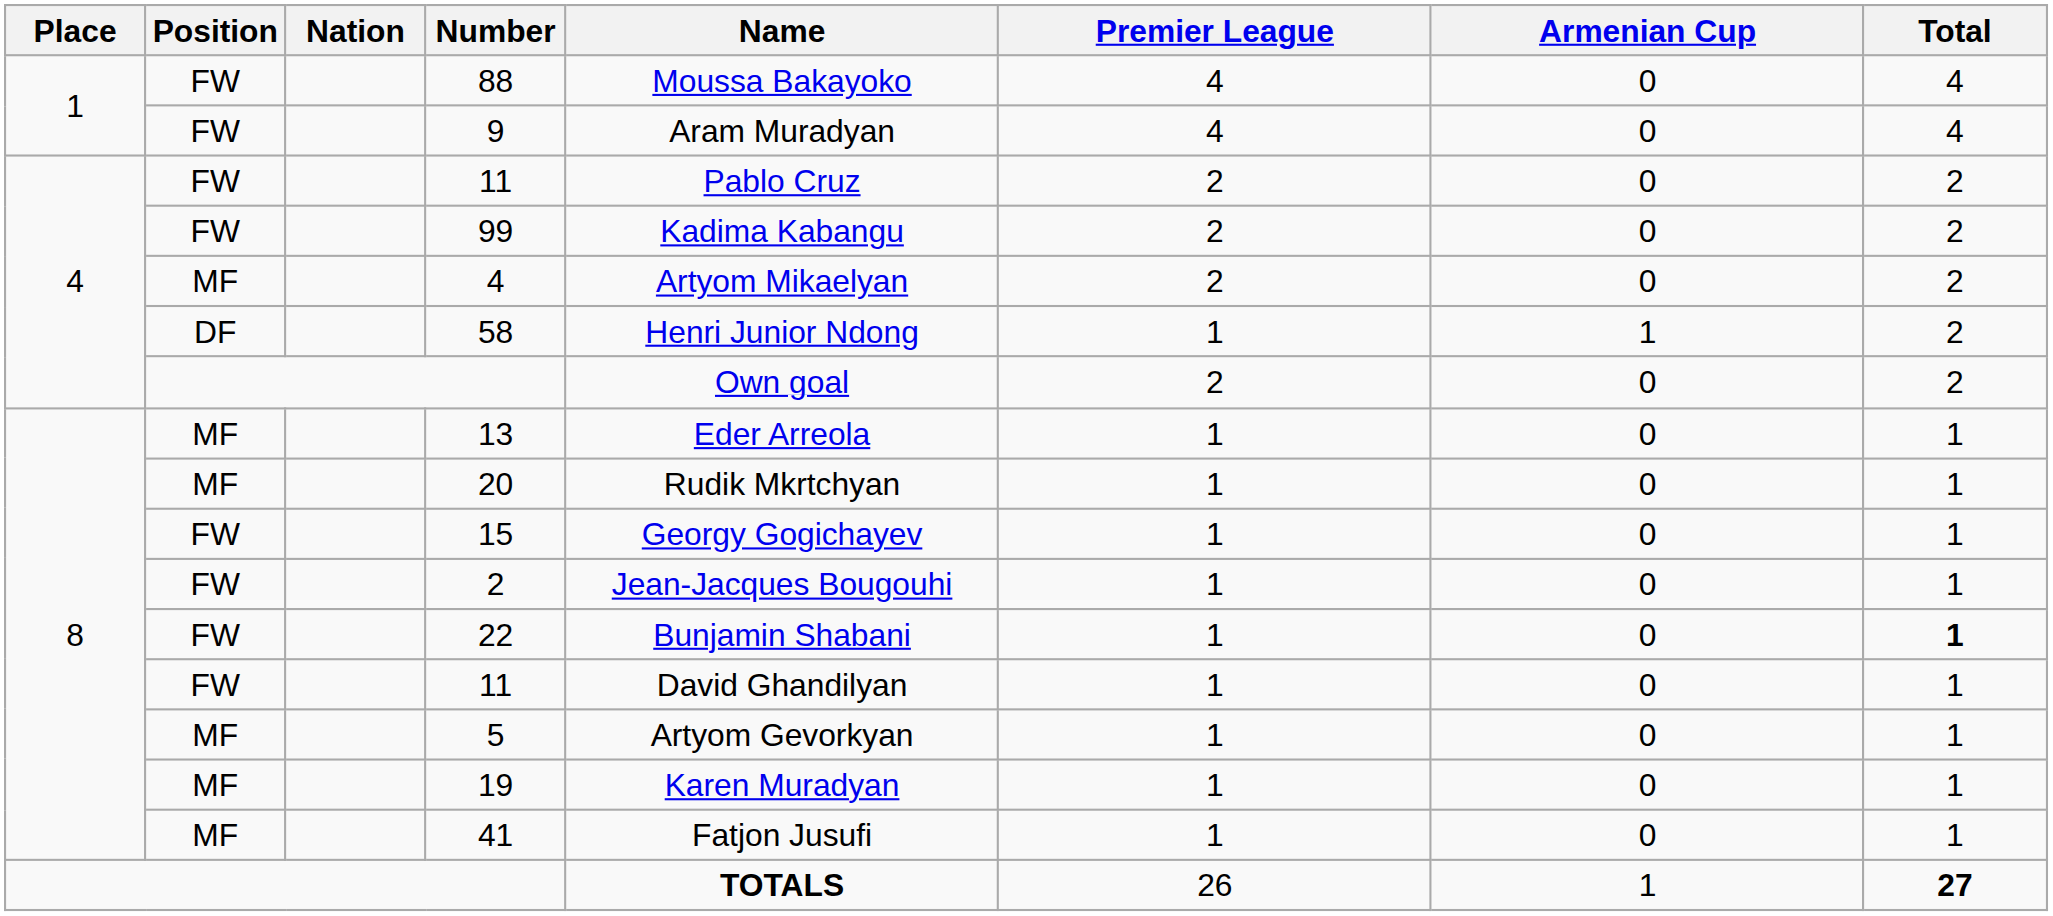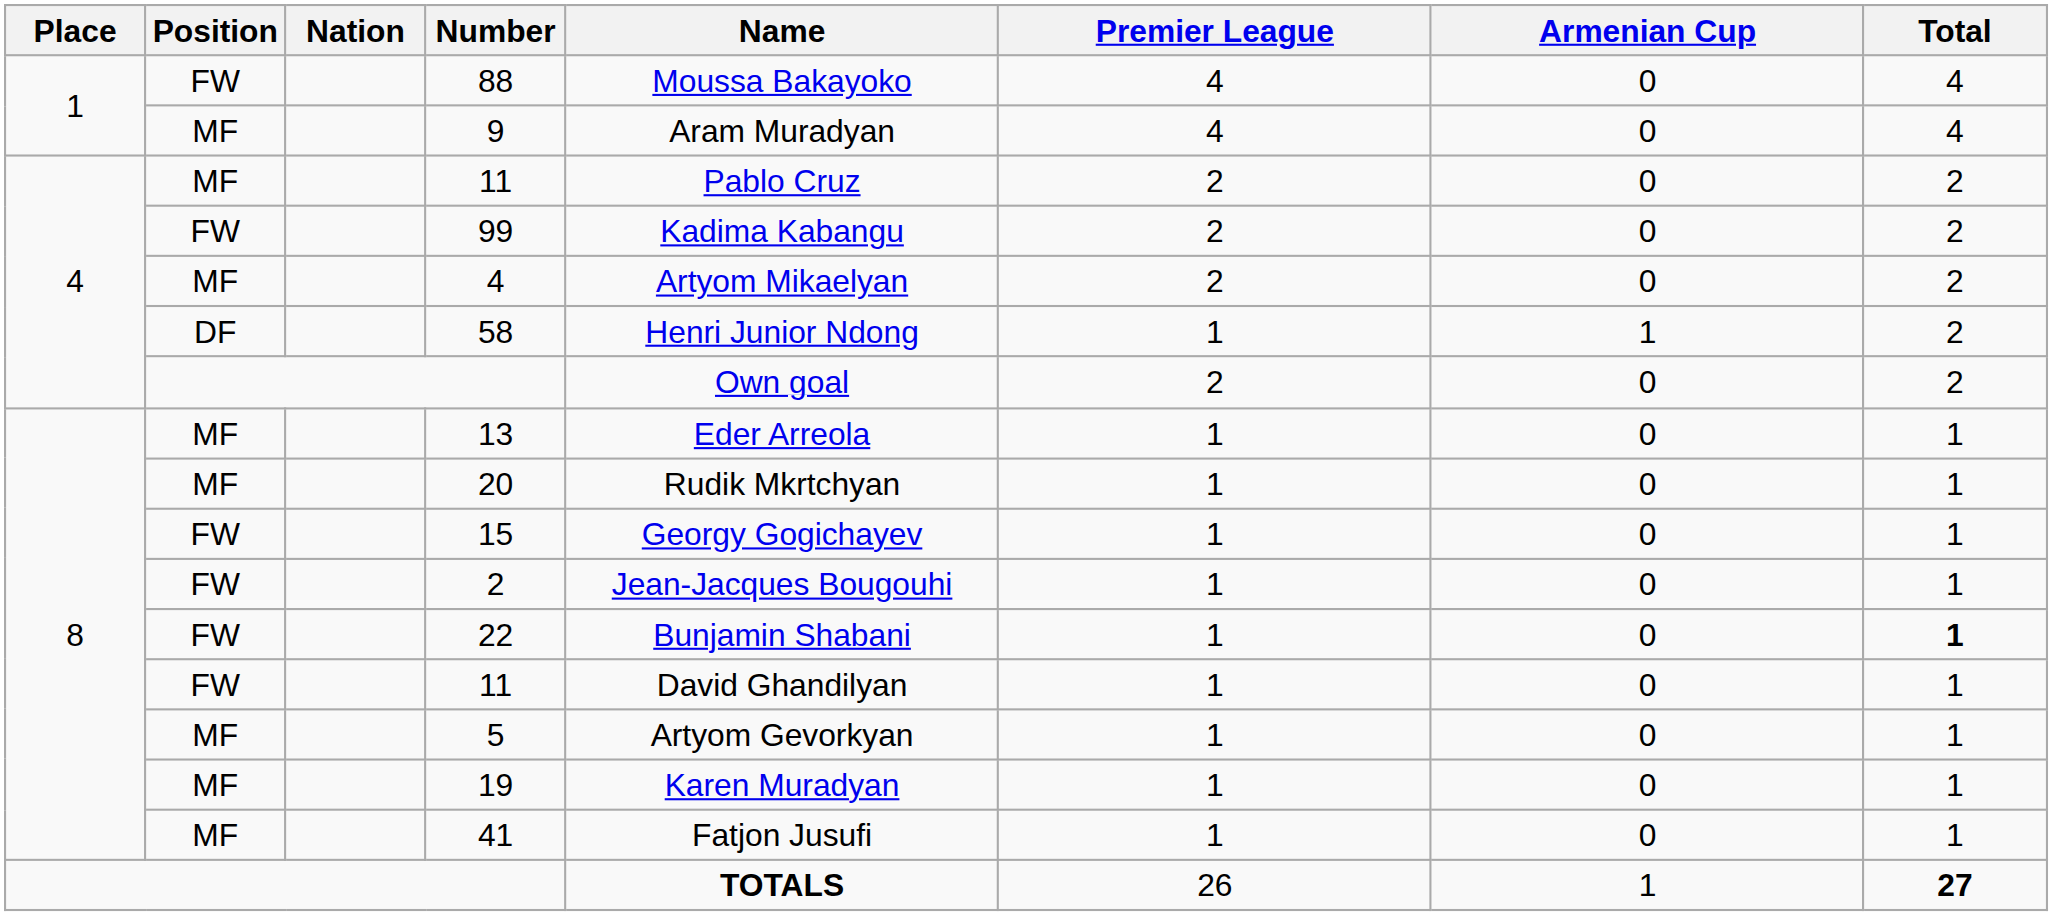(215, 131) FW -> (215, 131) MF
(215, 181) FW -> (215, 181) MF
